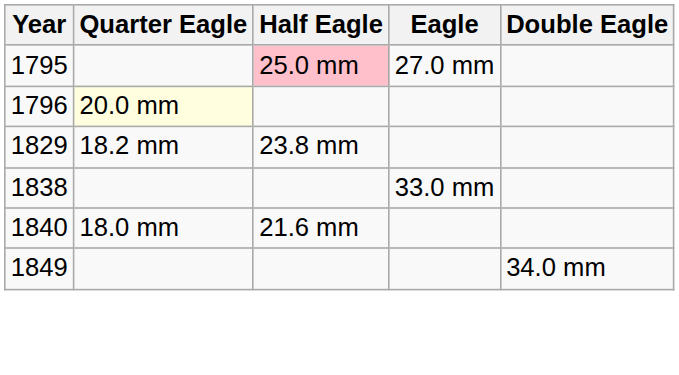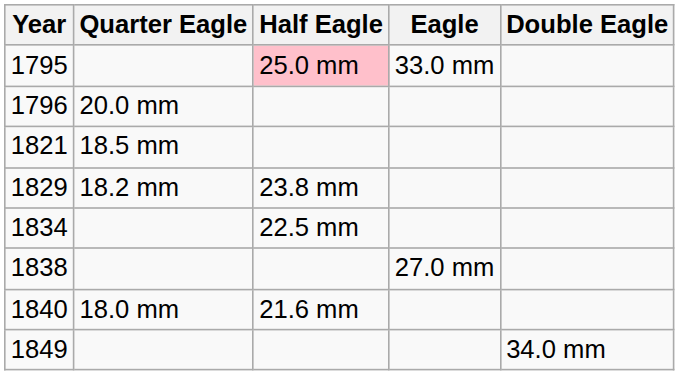(445, 65) 27.0 mm -> (445, 65) 33.0 mm
(129, 106) lightyellow background -> (129, 106) no background
+ row: (39, 146)
+ row: (39, 227)
(445, 187) 33.0 mm -> (445, 268) 27.0 mm
